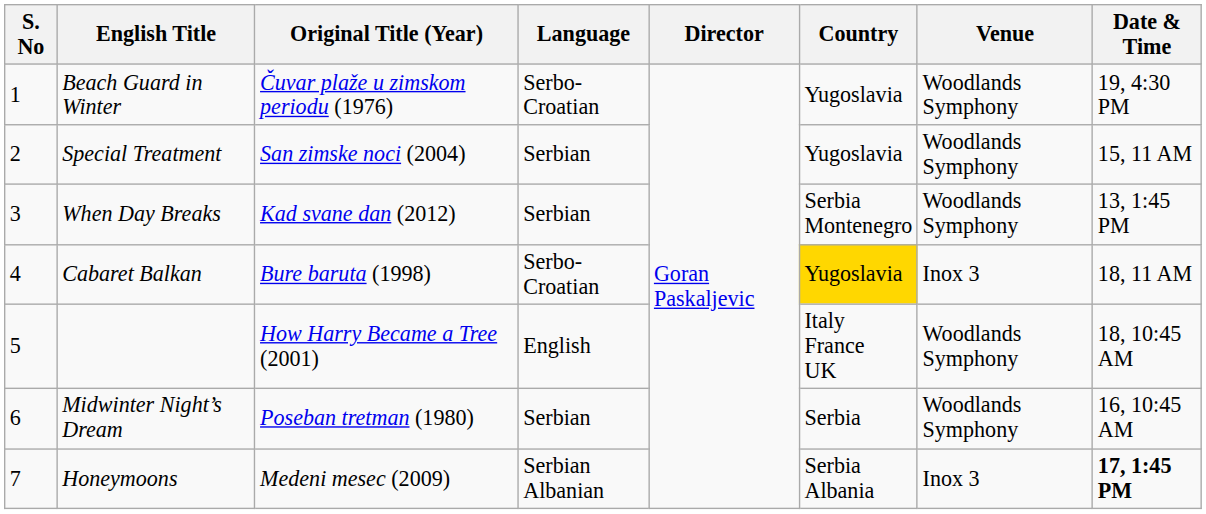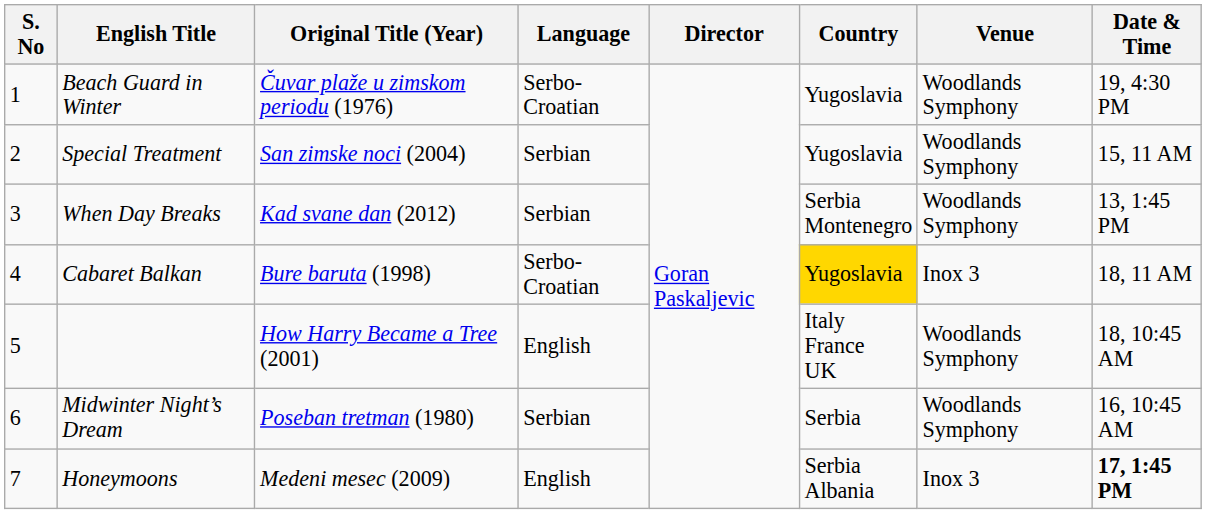(564, 478) Serbian Albanian -> (557, 478) English
